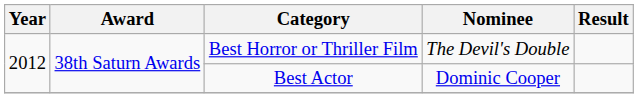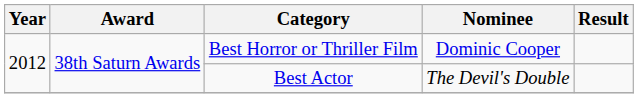(498, 48) The Devil's Double -> (498, 48) Dominic Cooper
(498, 78) Dominic Cooper -> (498, 78) The Devil's Double
